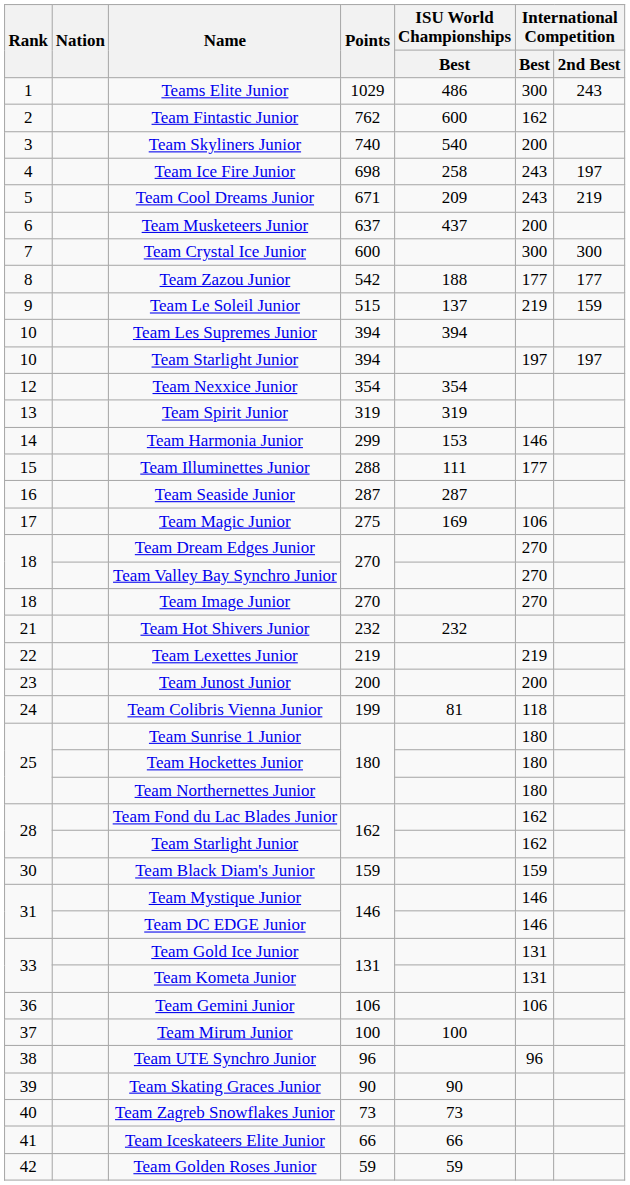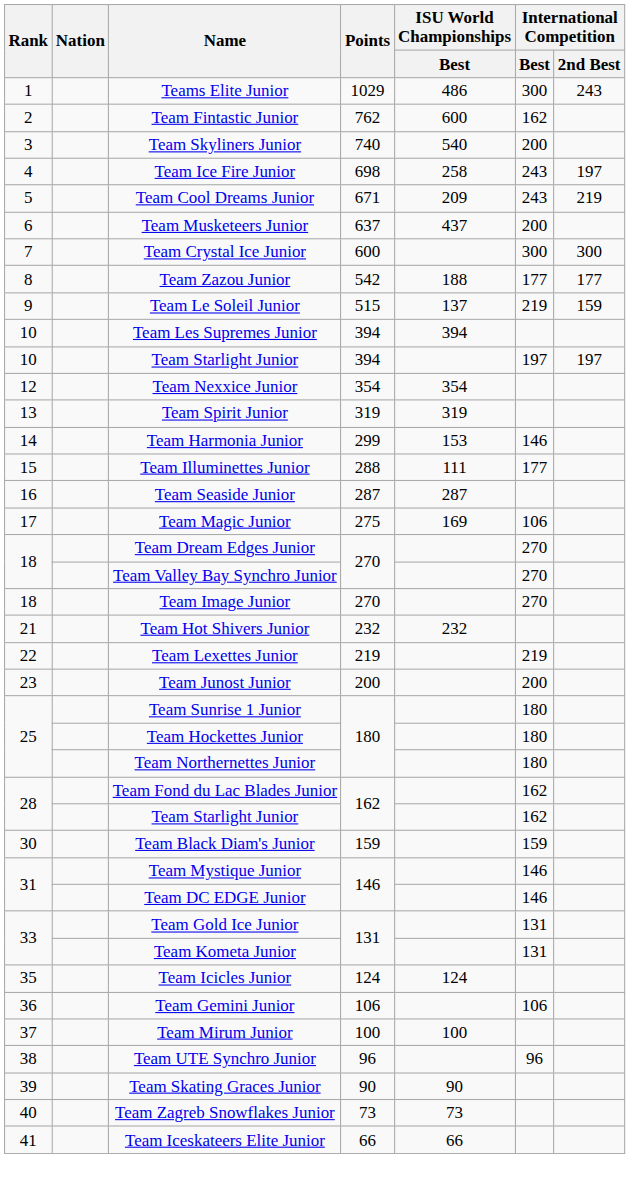- row: (28, 709)
+ row: (28, 978)
- row: (28, 1166)
